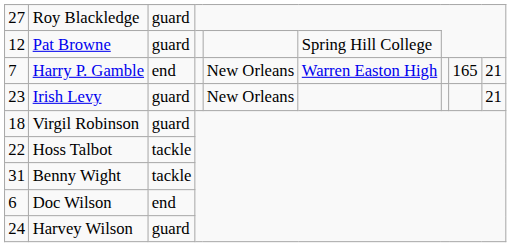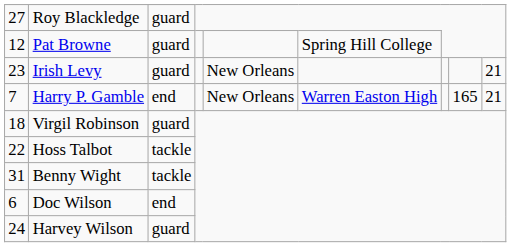rows swapped: (88, 70) <-> (67, 96)
